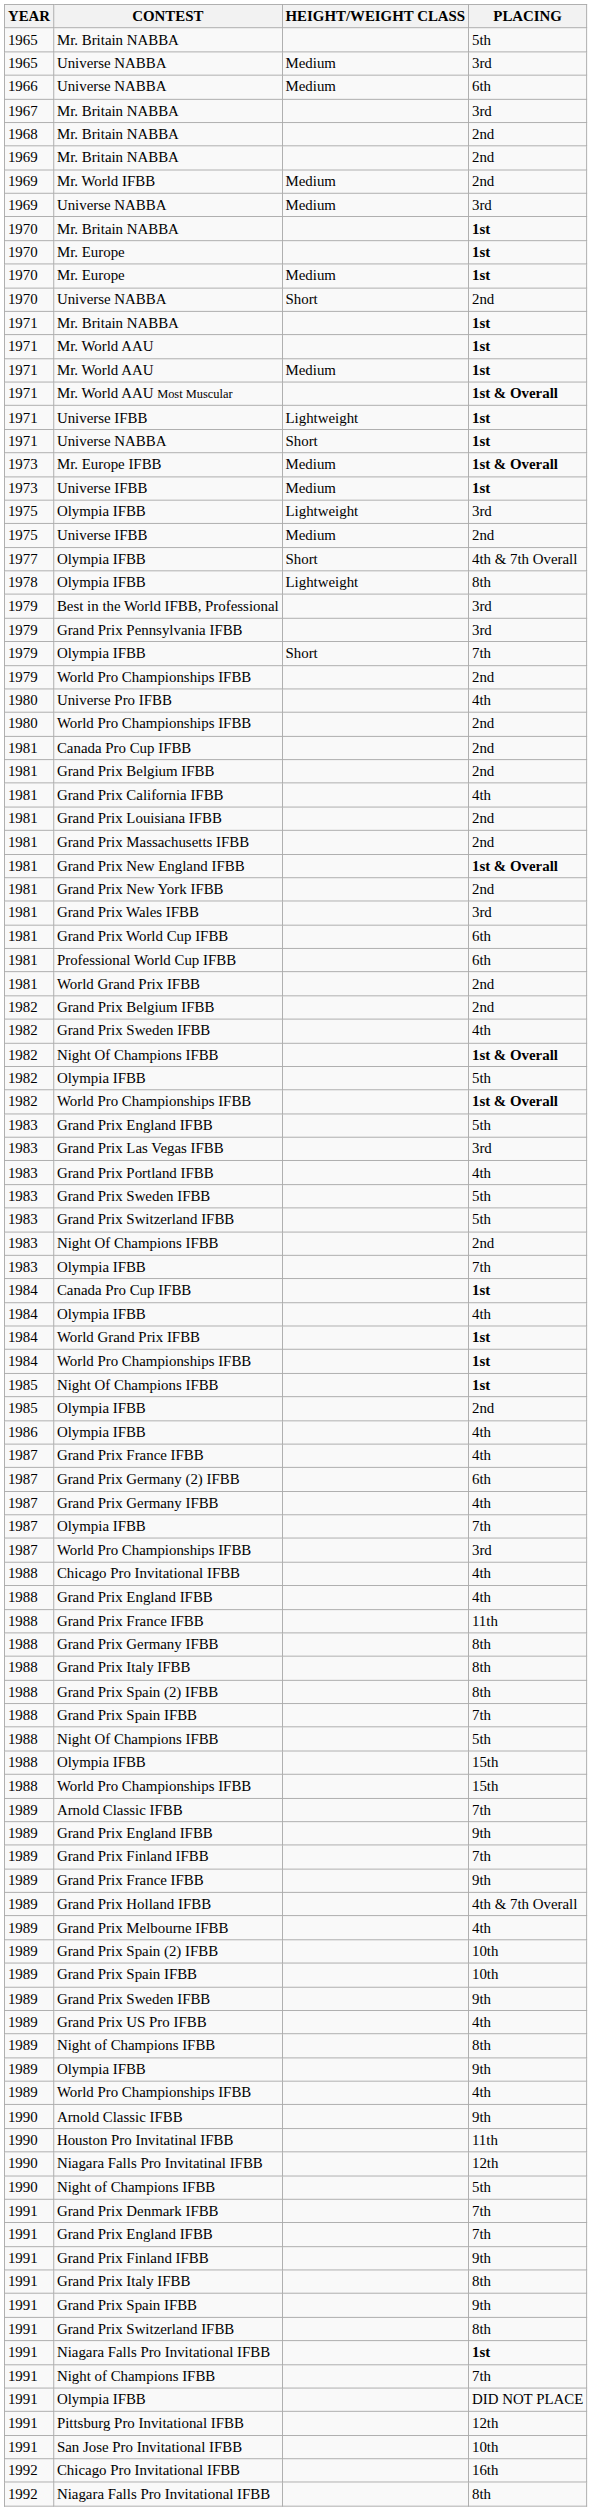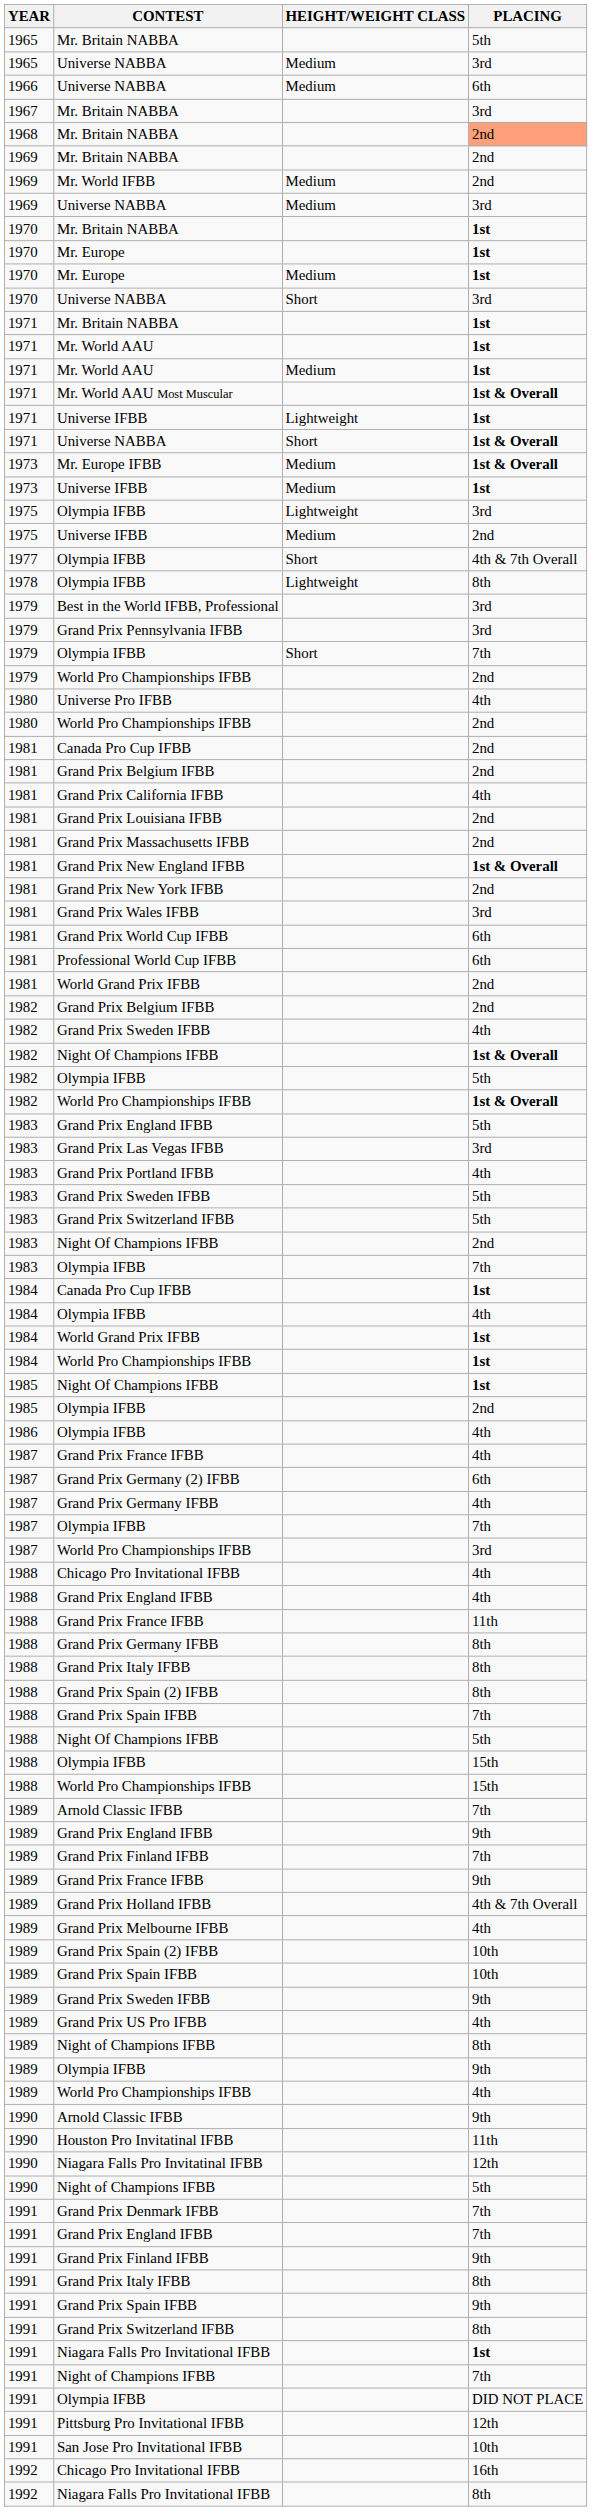(483, 134) no background -> (483, 134) lightsalmon background
(483, 299) 2nd -> (482, 299) 3rd
(481, 441) 1st -> (515, 441) 1st & Overall
